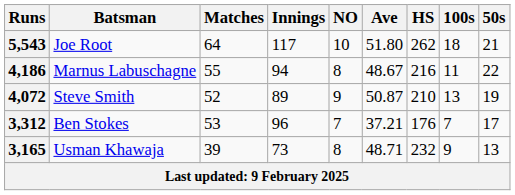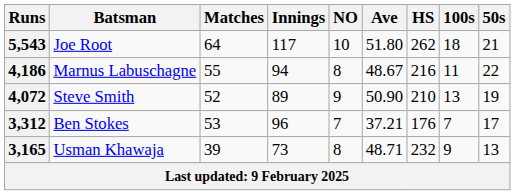(384, 96) 50.87 -> (384, 96) 50.90
